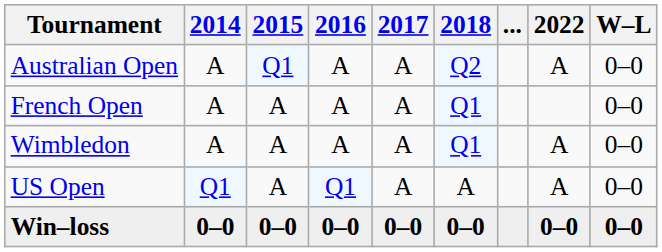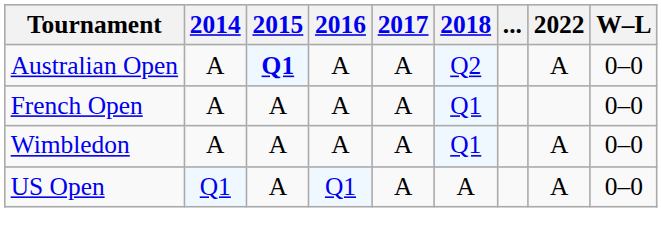(278, 65) normal -> (278, 65) bold
- row: (60, 226)
